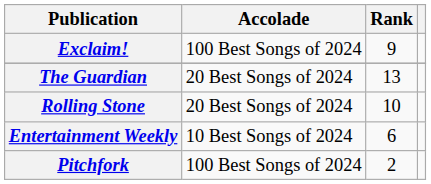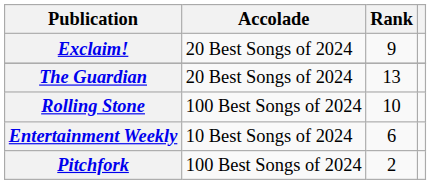(274, 48) 100 Best Songs of 2024 -> (269, 48) 20 Best Songs of 2024
(269, 106) 20 Best Songs of 2024 -> (274, 106) 100 Best Songs of 2024
